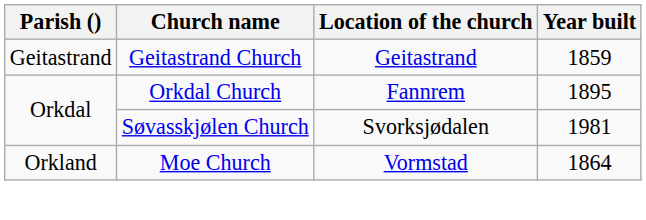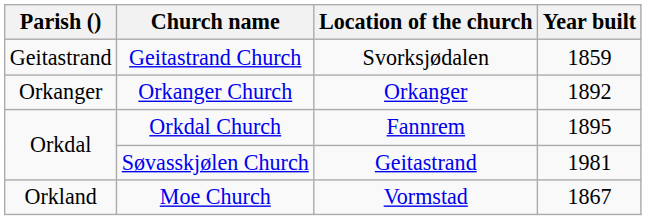(426, 57) Geitastrand -> (426, 57) Svorksjødalen
+ row: (215, 92)
(426, 127) Svorksjødalen -> (426, 162) Geitastrand
(590, 162) 1864 -> (590, 197) 1867
